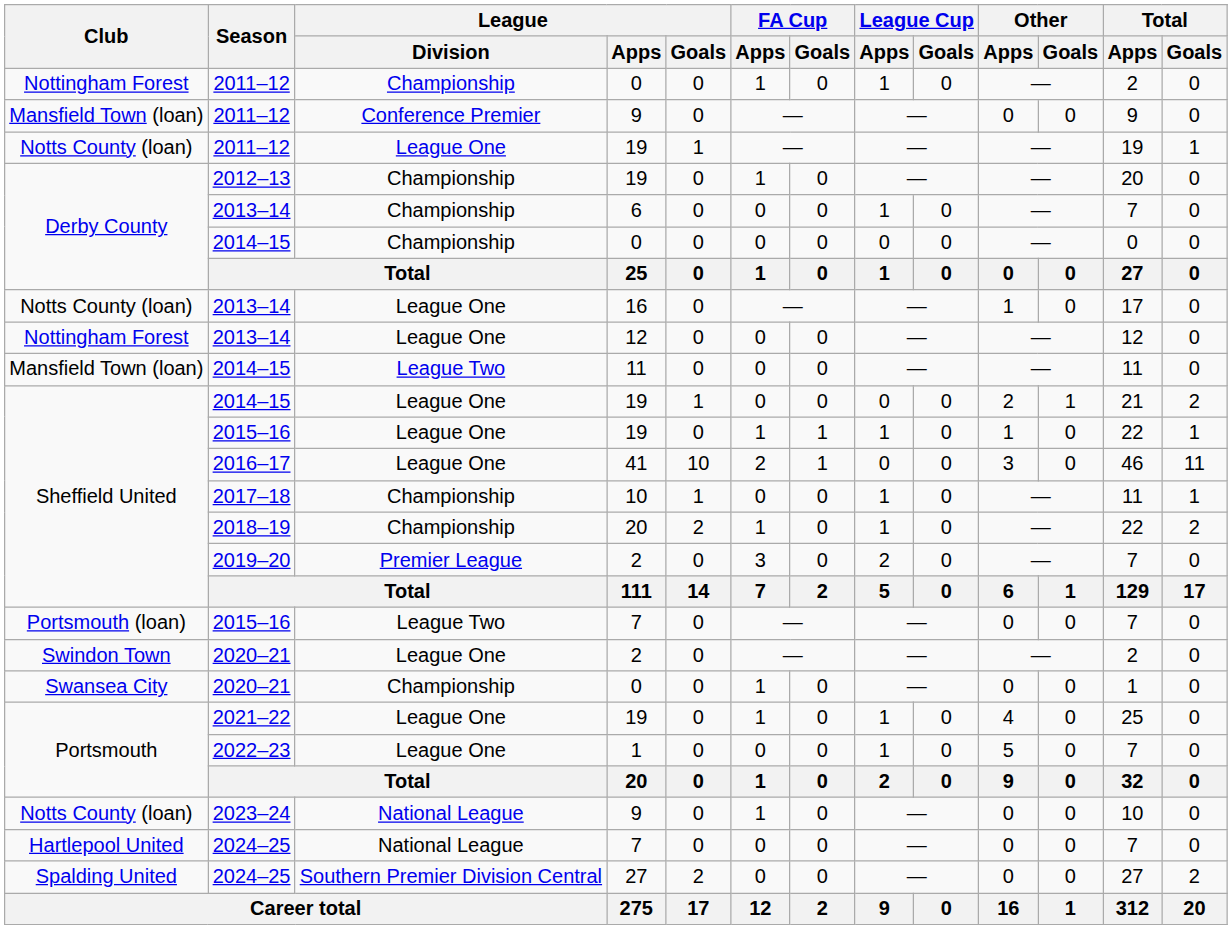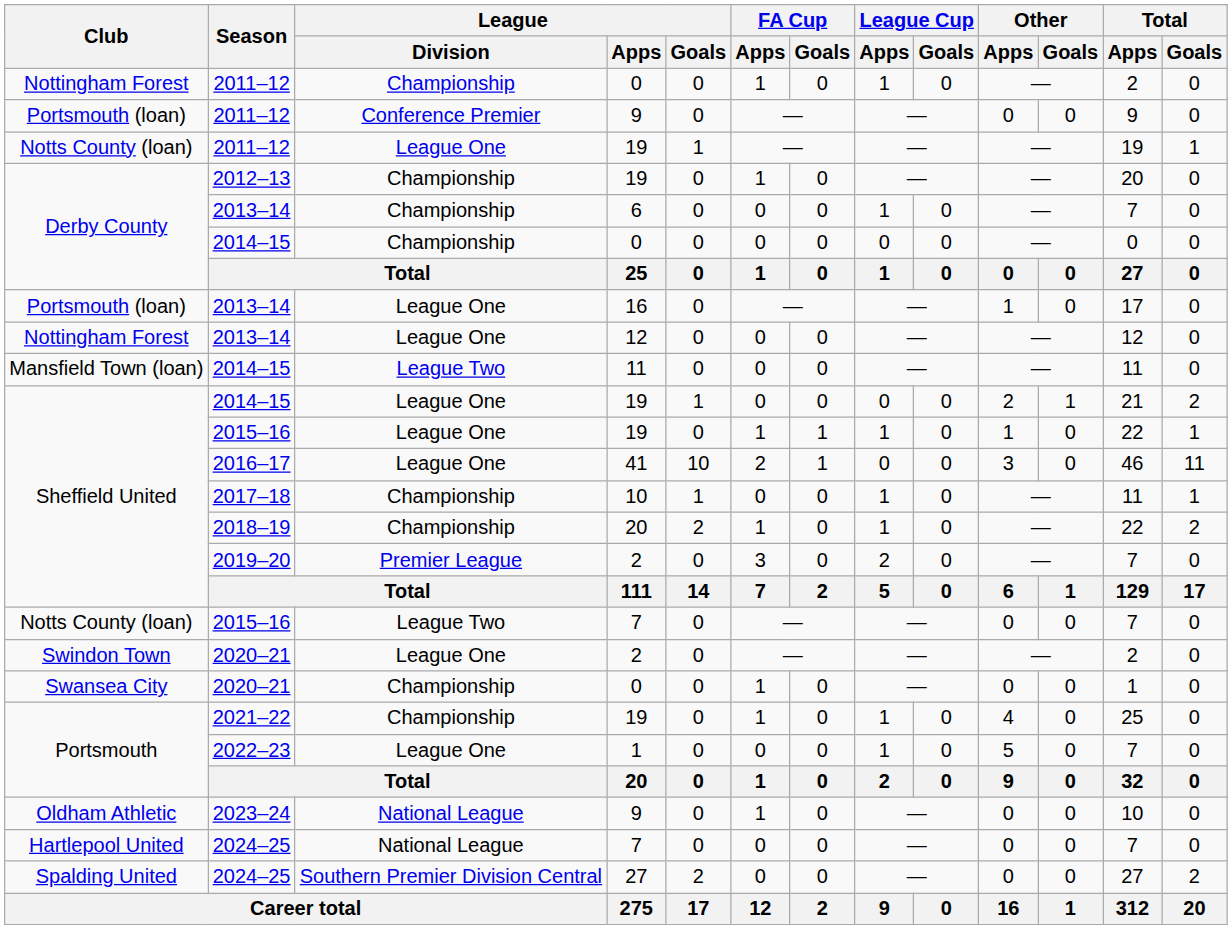(106, 115) Mansfield Town (loan) -> (106, 115) Portsmouth (loan)
(106, 305) Notts County (loan) -> (106, 305) Portsmouth (loan)
(106, 623) Portsmouth (loan) -> (106, 623) Notts County (loan)
(451, 718) League One -> (451, 718) Championship
(106, 813) Notts County (loan) -> (106, 813) Oldham Athletic
